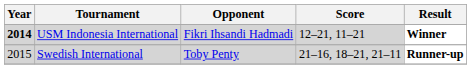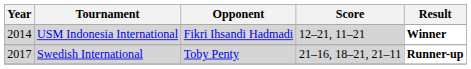(19, 34) bold -> (19, 34) normal
(19, 54) 2015 -> (19, 54) 2017
